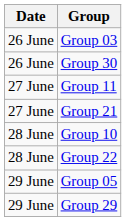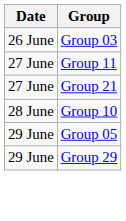- row: (89, 63)
- row: (89, 157)
